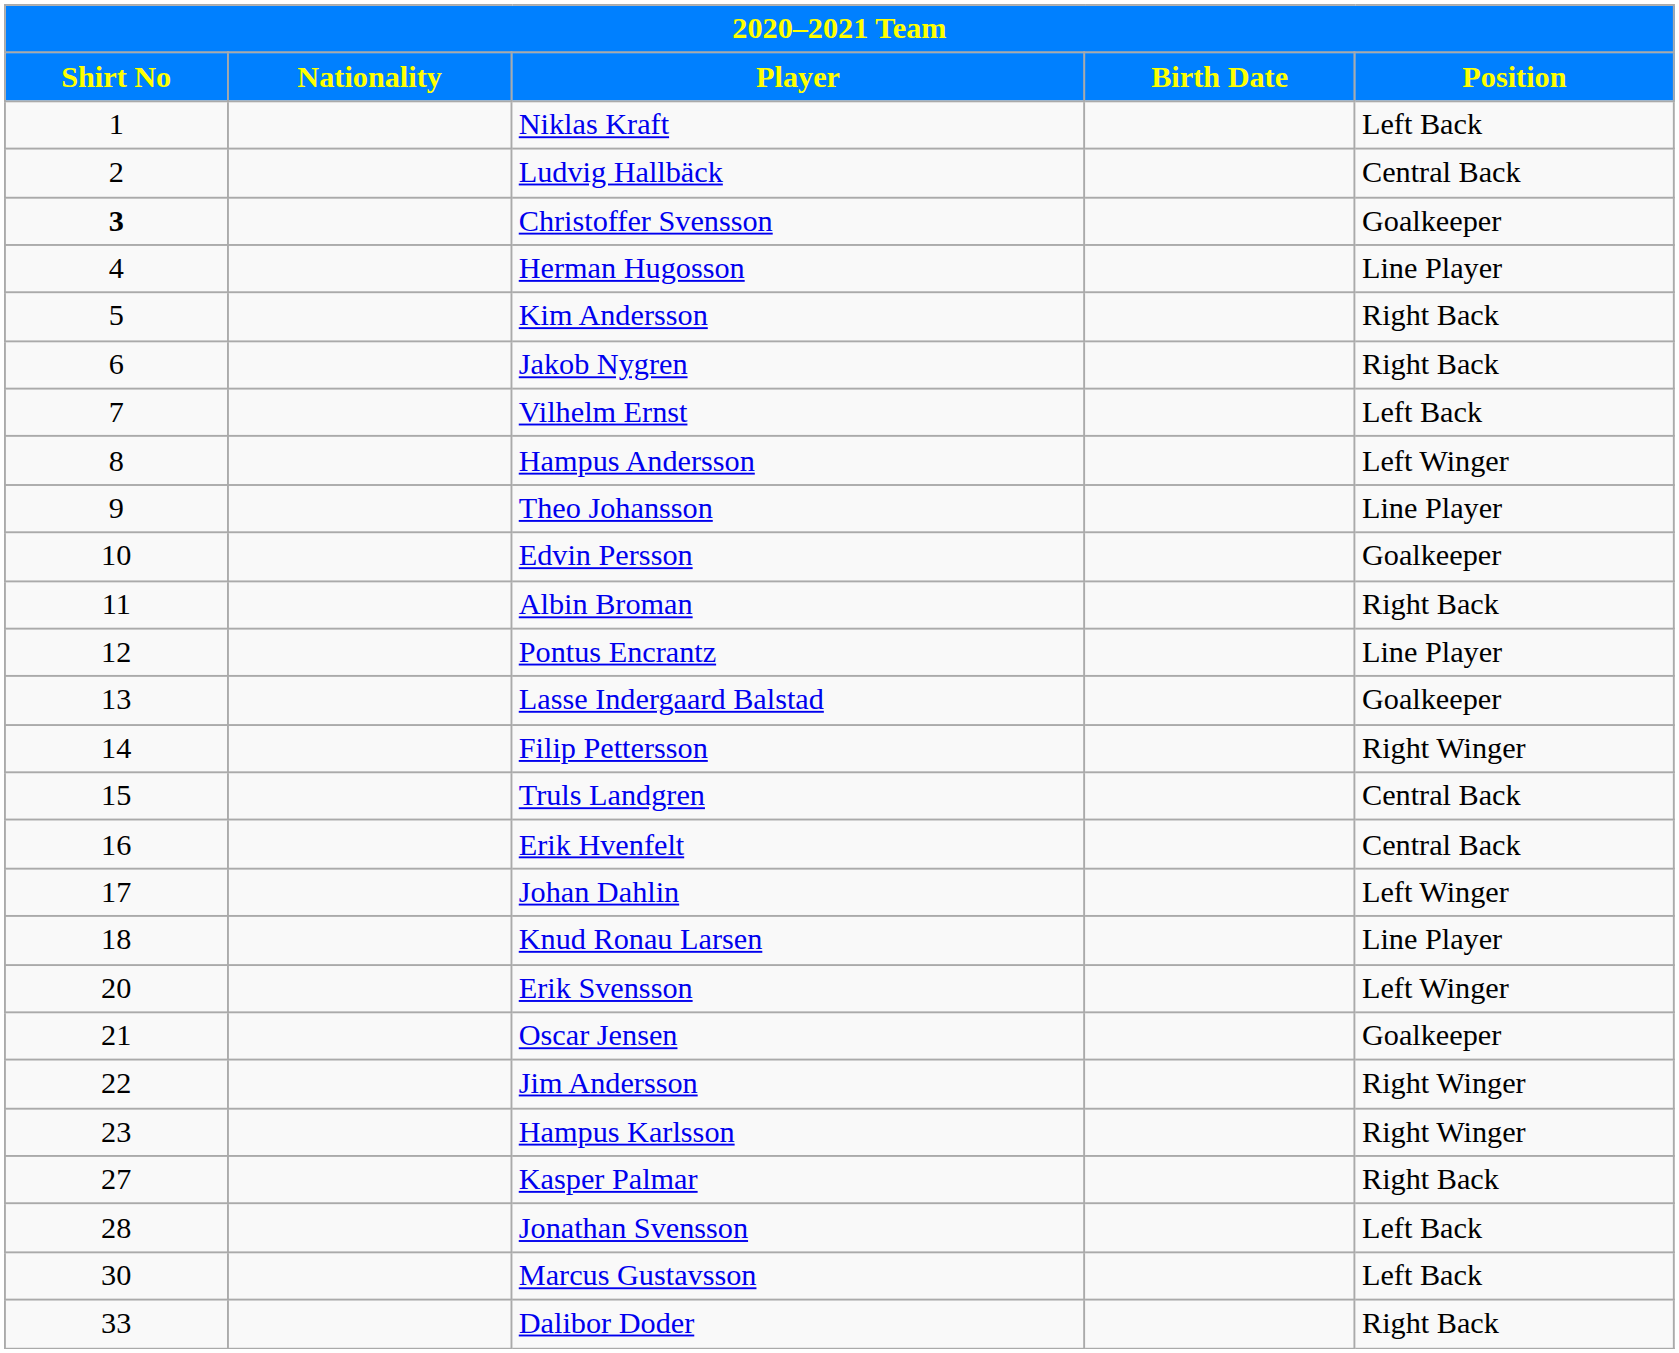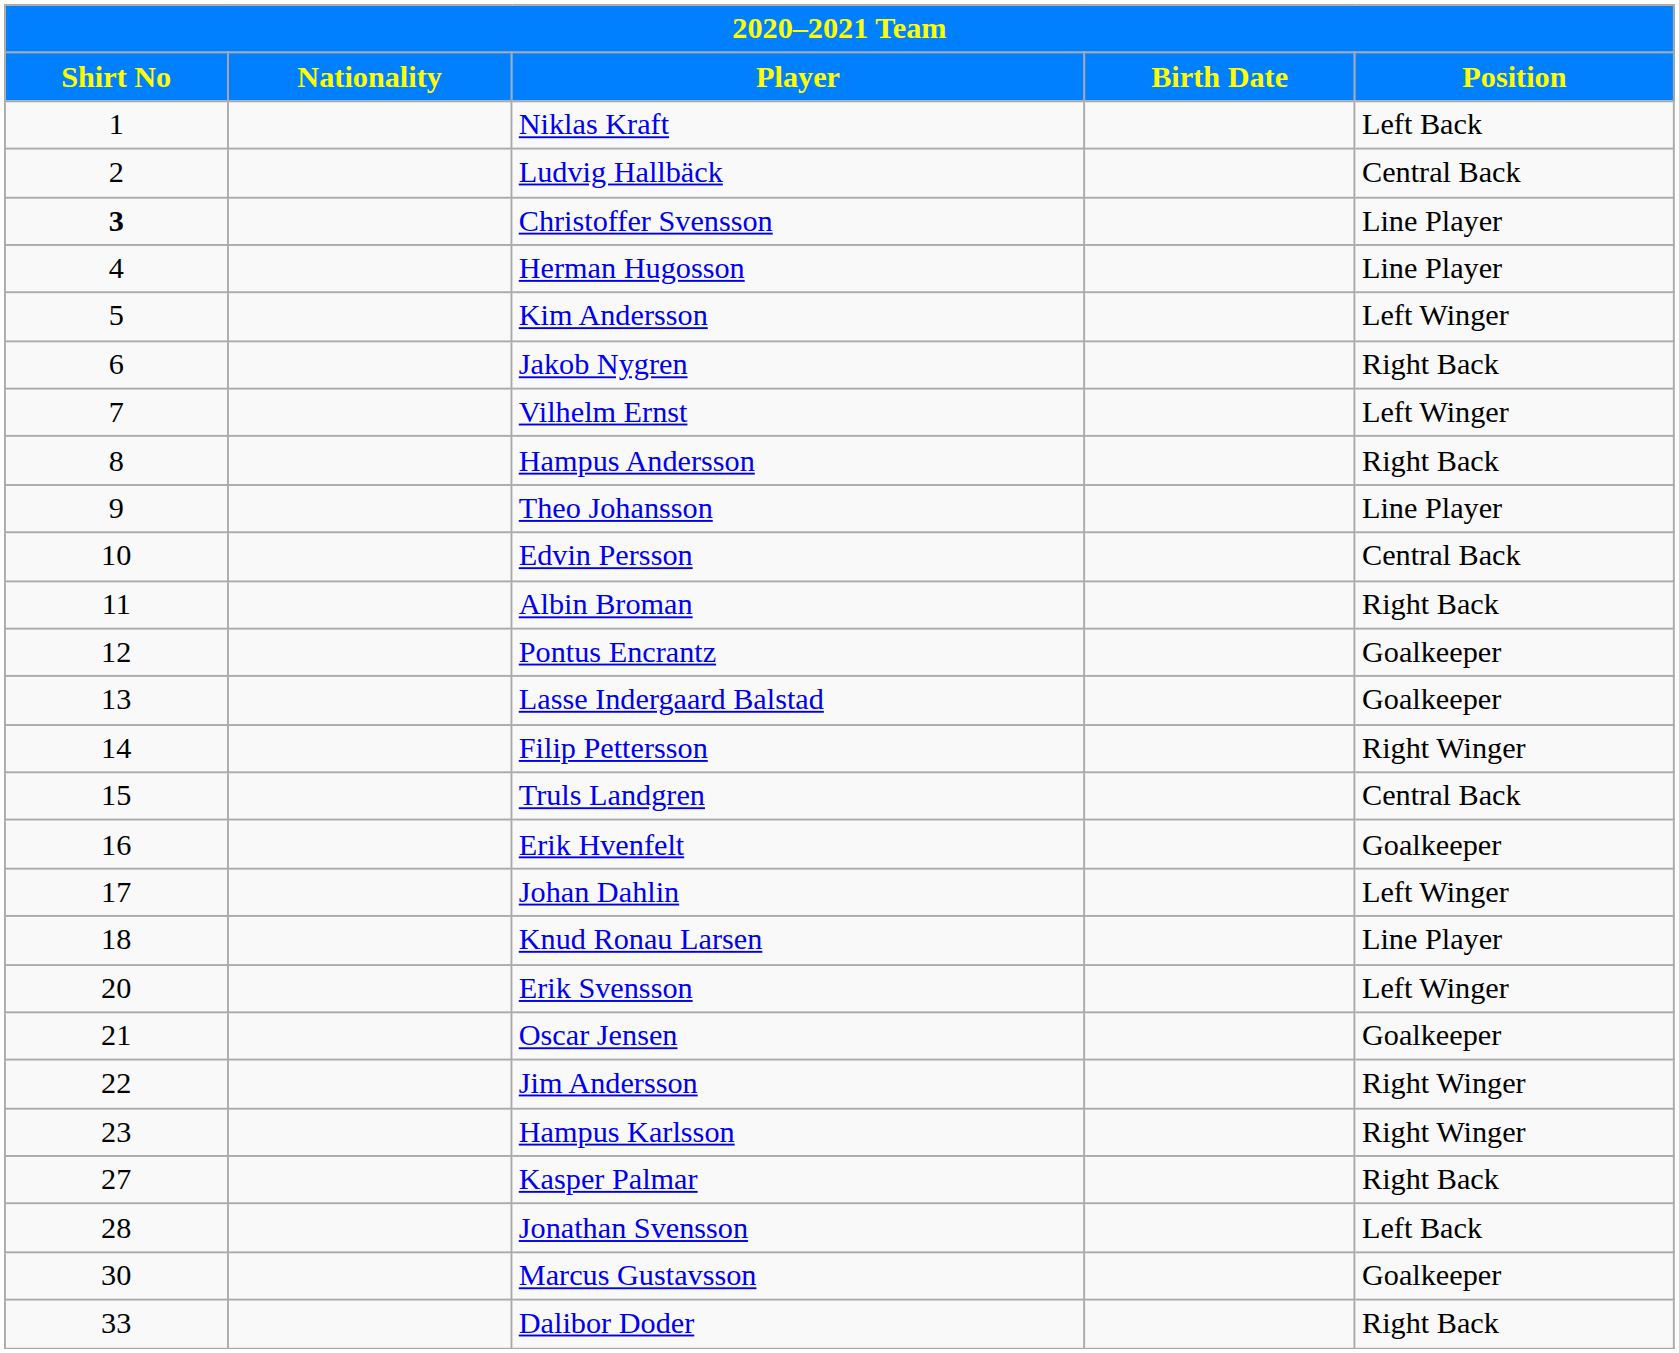(1432, 220) Goalkeeper -> (1432, 220) Line Player
(1430, 316) Right Back -> (1435, 316) Left Winger
(1422, 412) Left Back -> (1435, 412) Left Winger
(1435, 460) Left Winger -> (1430, 460) Right Back
(1432, 556) Goalkeeper -> (1441, 556) Central Back
(1432, 651) Line Player -> (1432, 651) Goalkeeper
(1441, 843) Central Back -> (1432, 843) Goalkeeper
(1422, 1275) Left Back -> (1432, 1275) Goalkeeper
